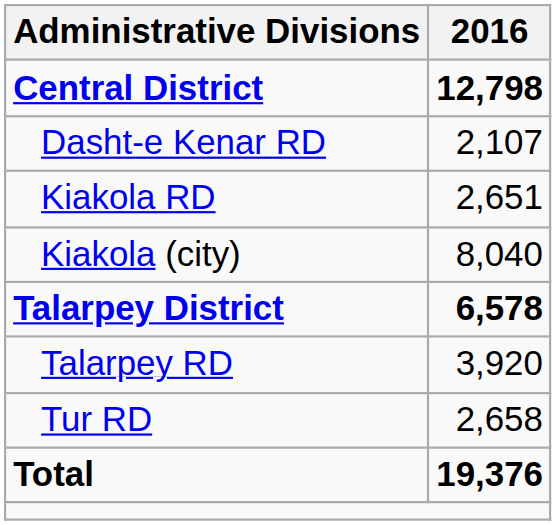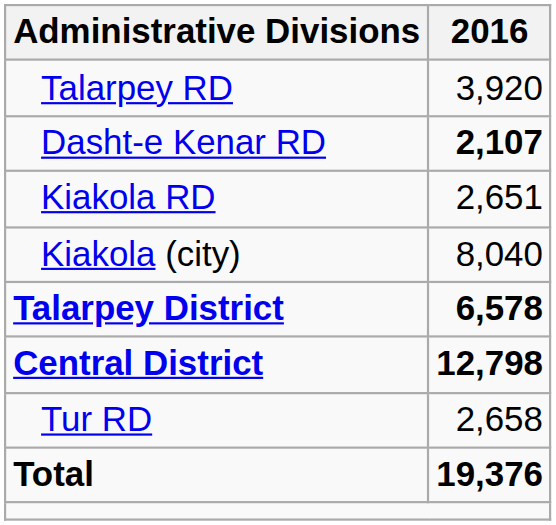rows swapped: (138, 87) <-> (137, 364)
(499, 142) normal -> (499, 142) bold
